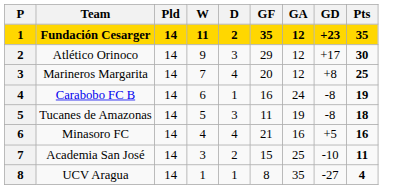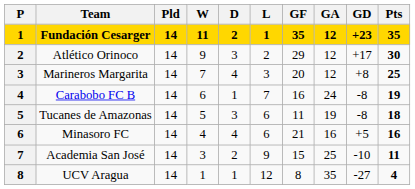+ column: (266, 14)
